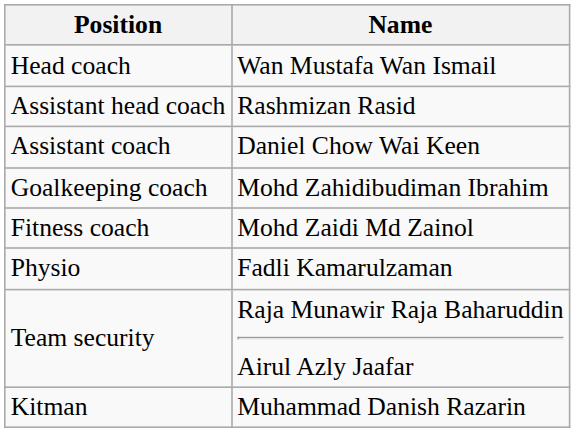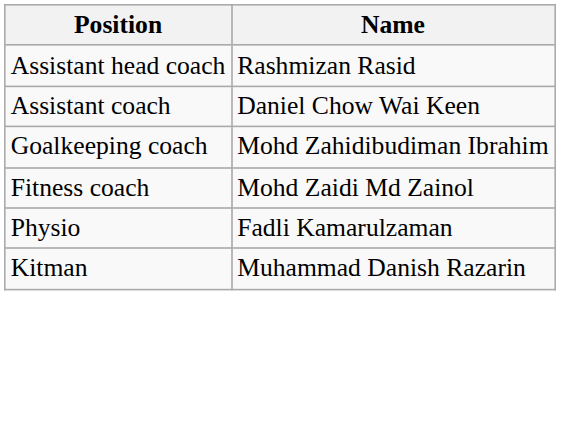- row: (71, 65)
- row: (83, 337)
